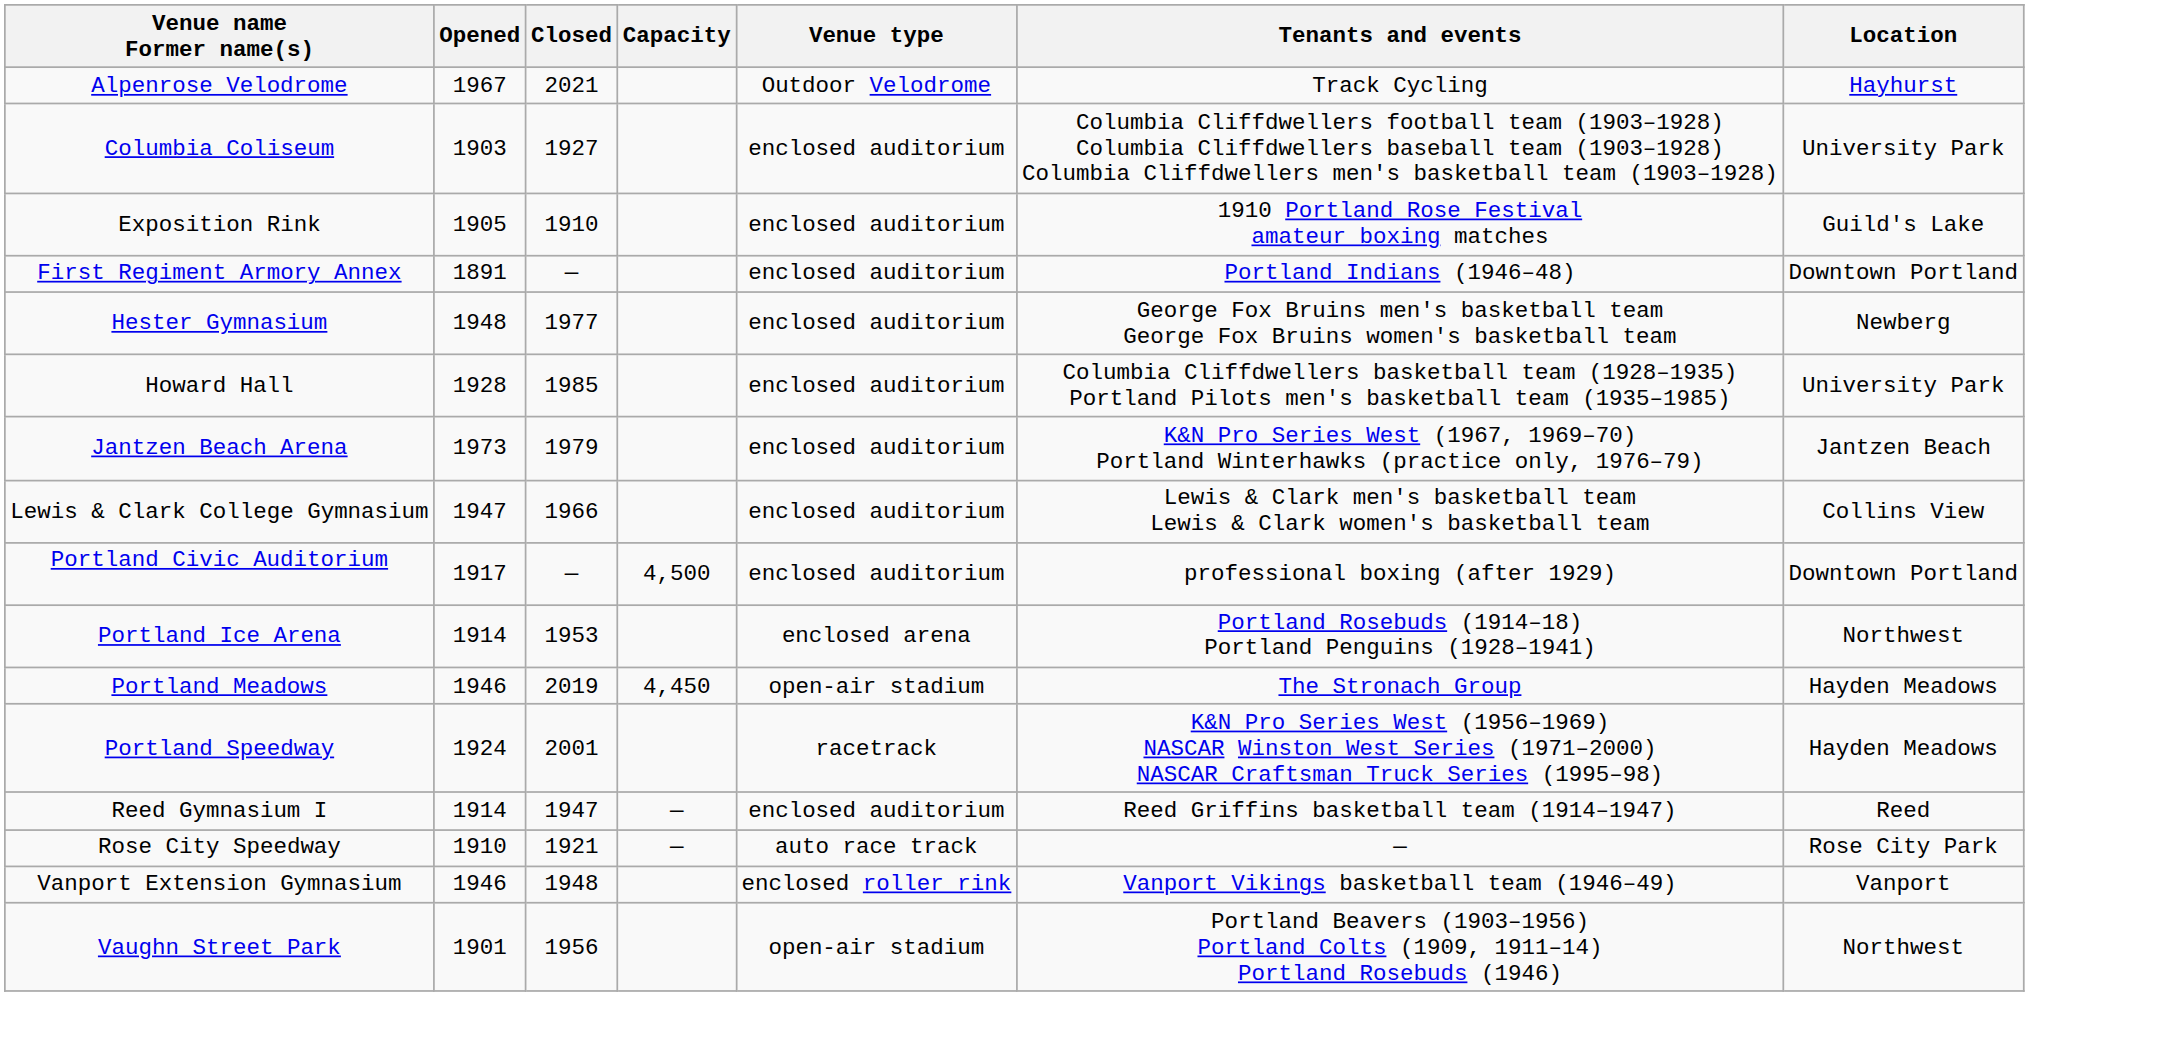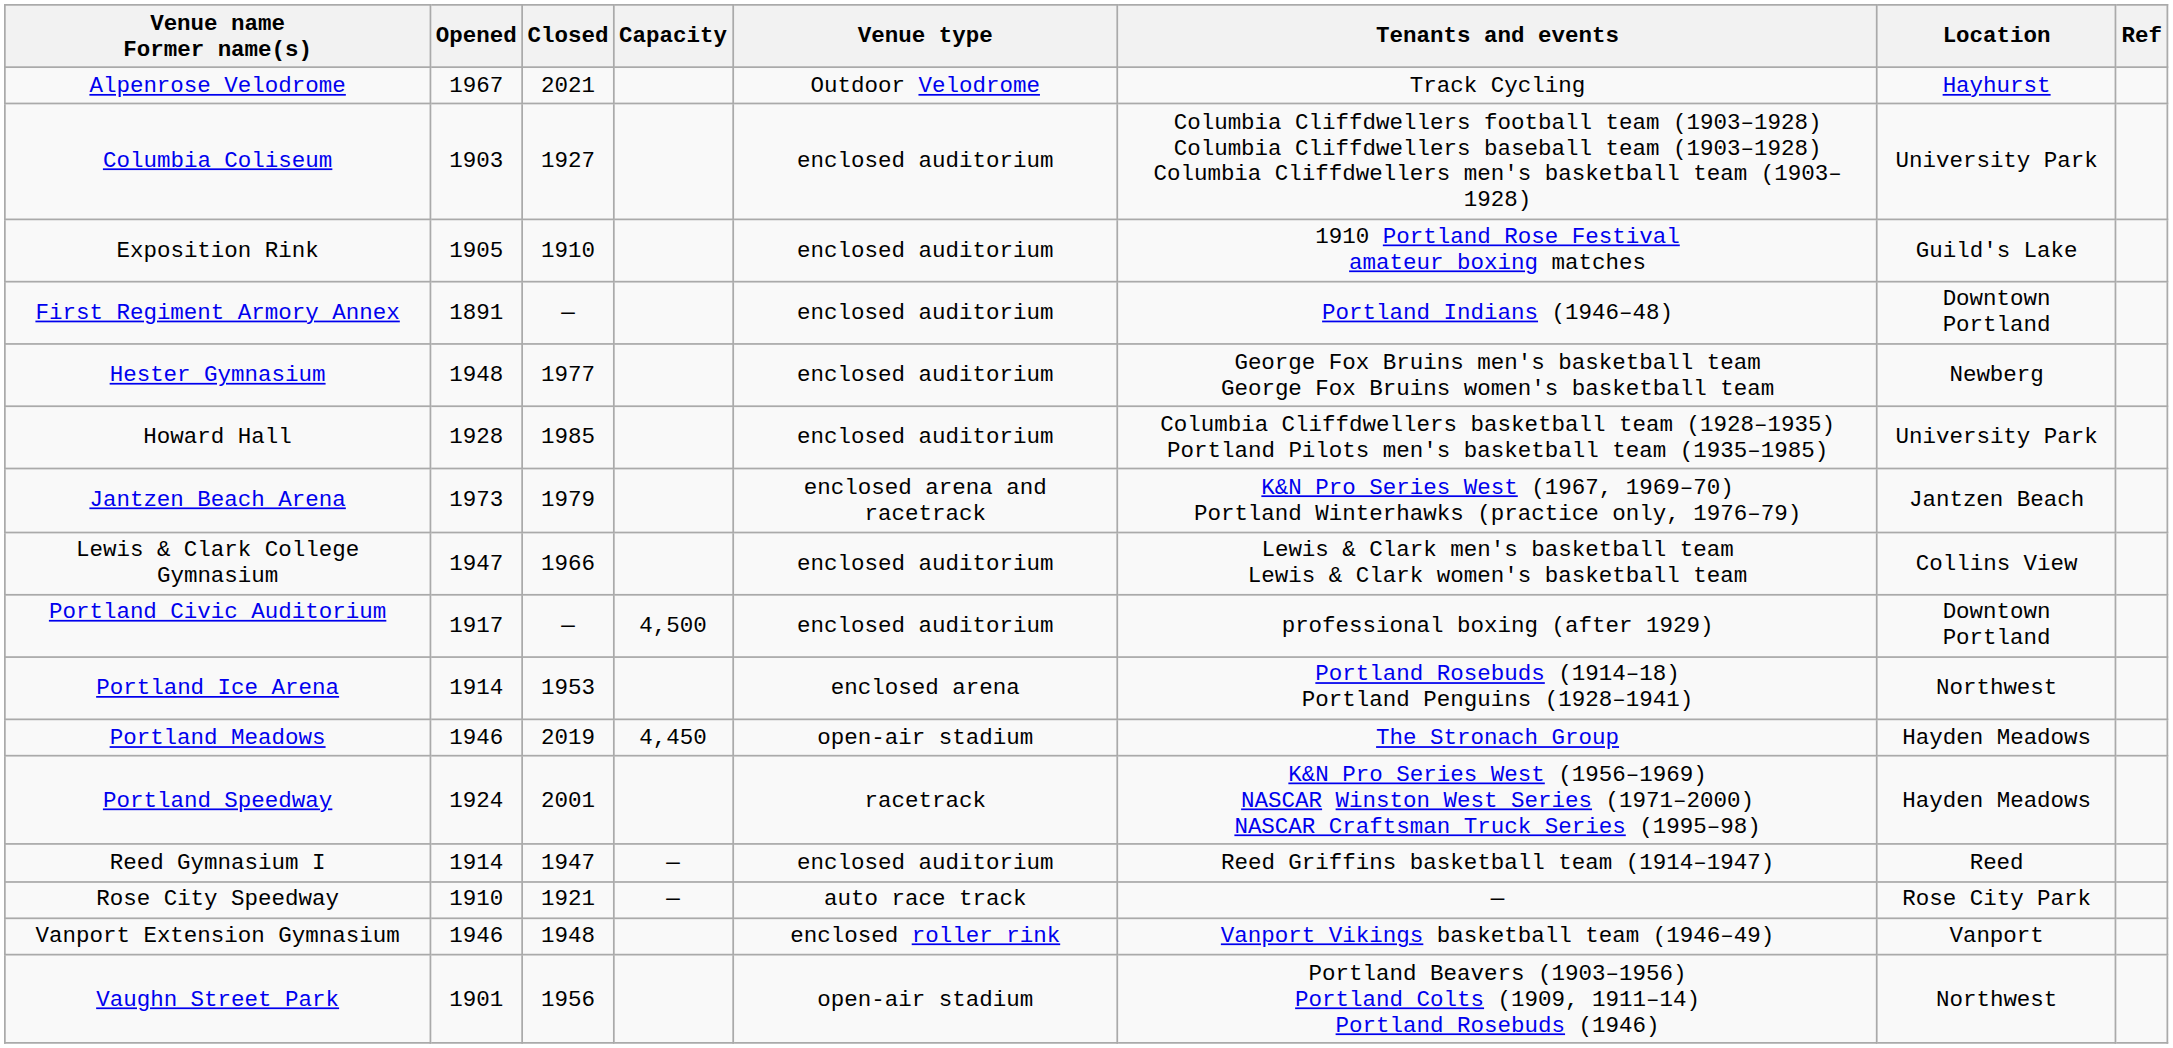+ column: (2142, 36)
(876, 448) enclosed auditorium -> (925, 500) enclosed arena and racetrack
